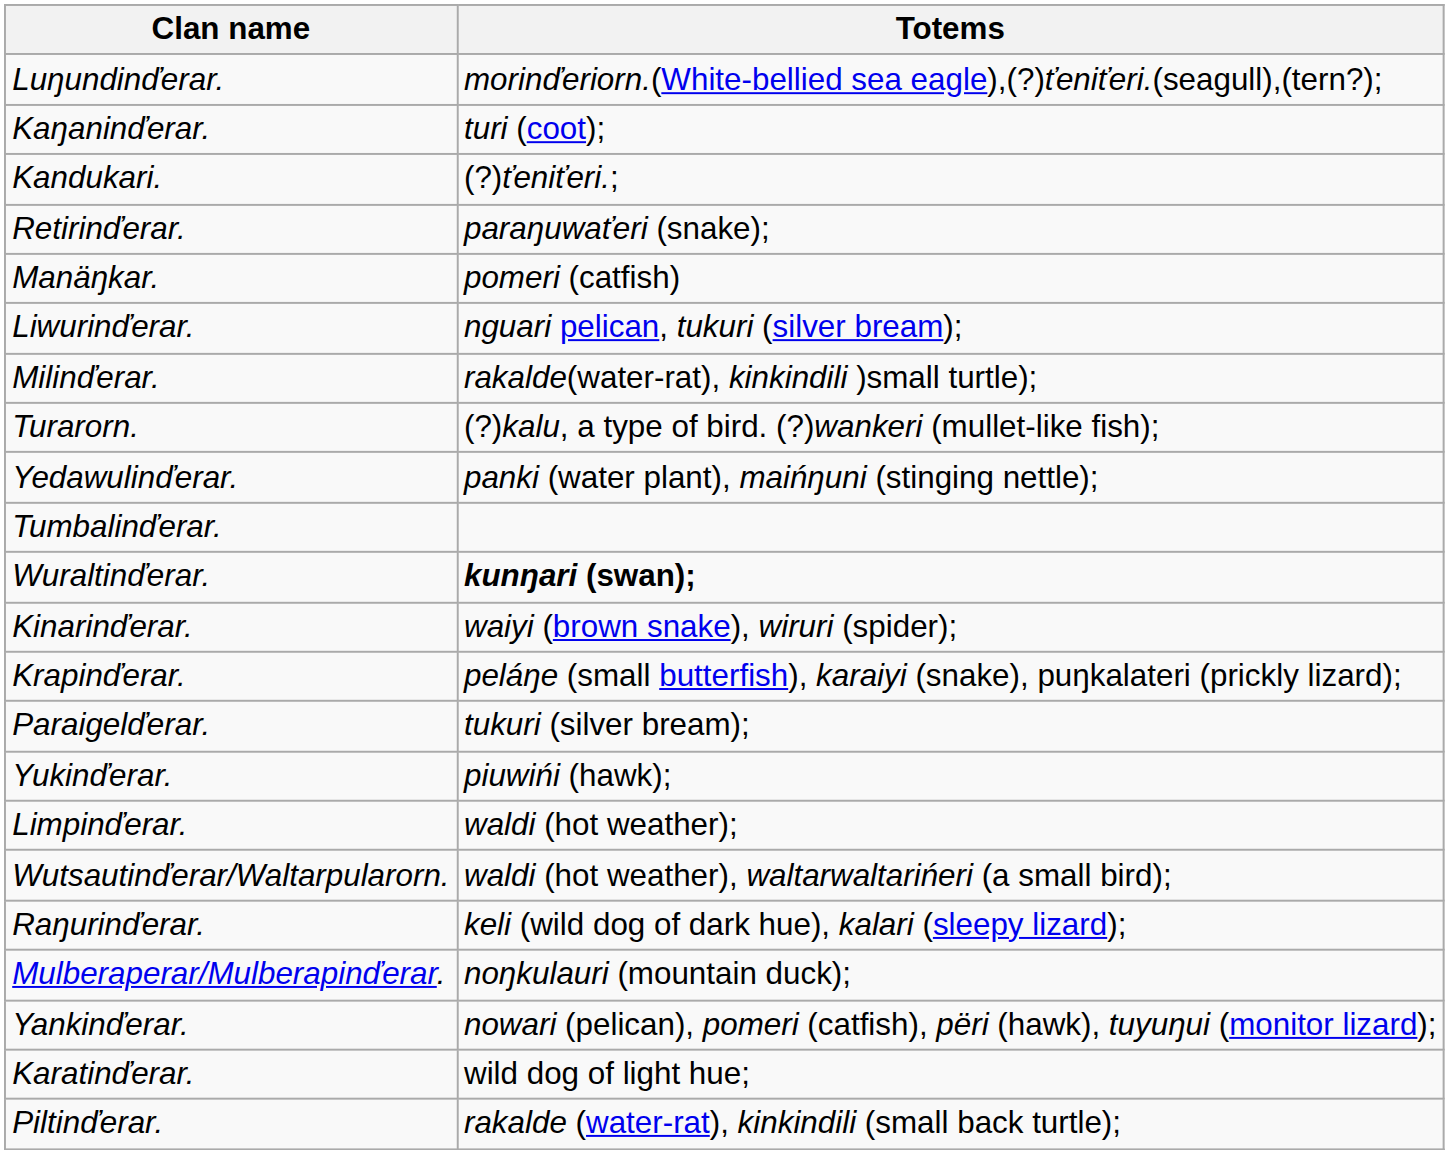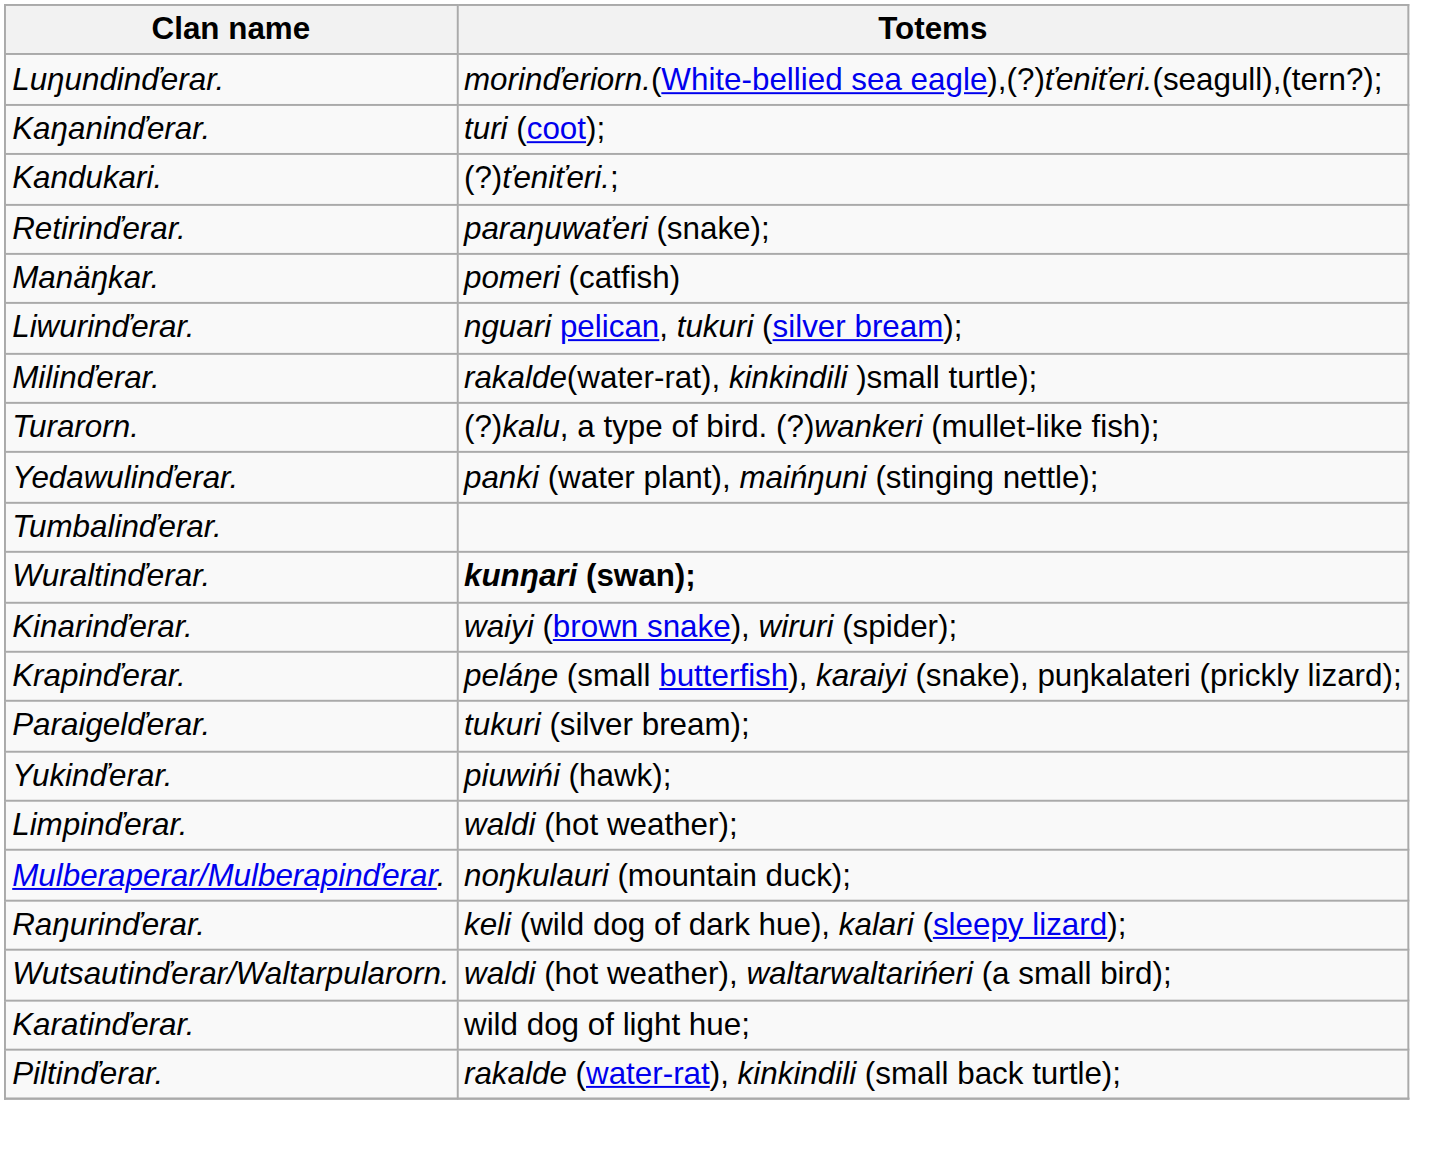rows swapped: (231, 874) <-> (229, 974)
- row: (100, 1024)
